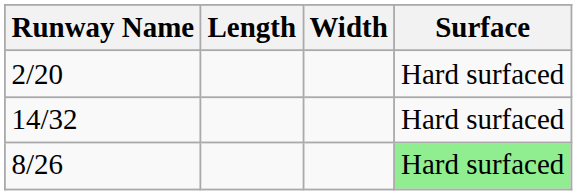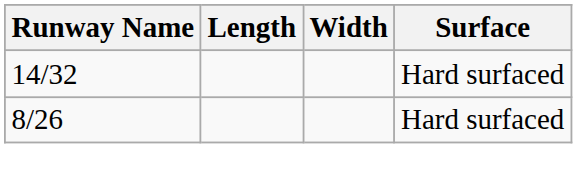- row: (37, 73)
(483, 165) lightgreen background -> (483, 119) no background
